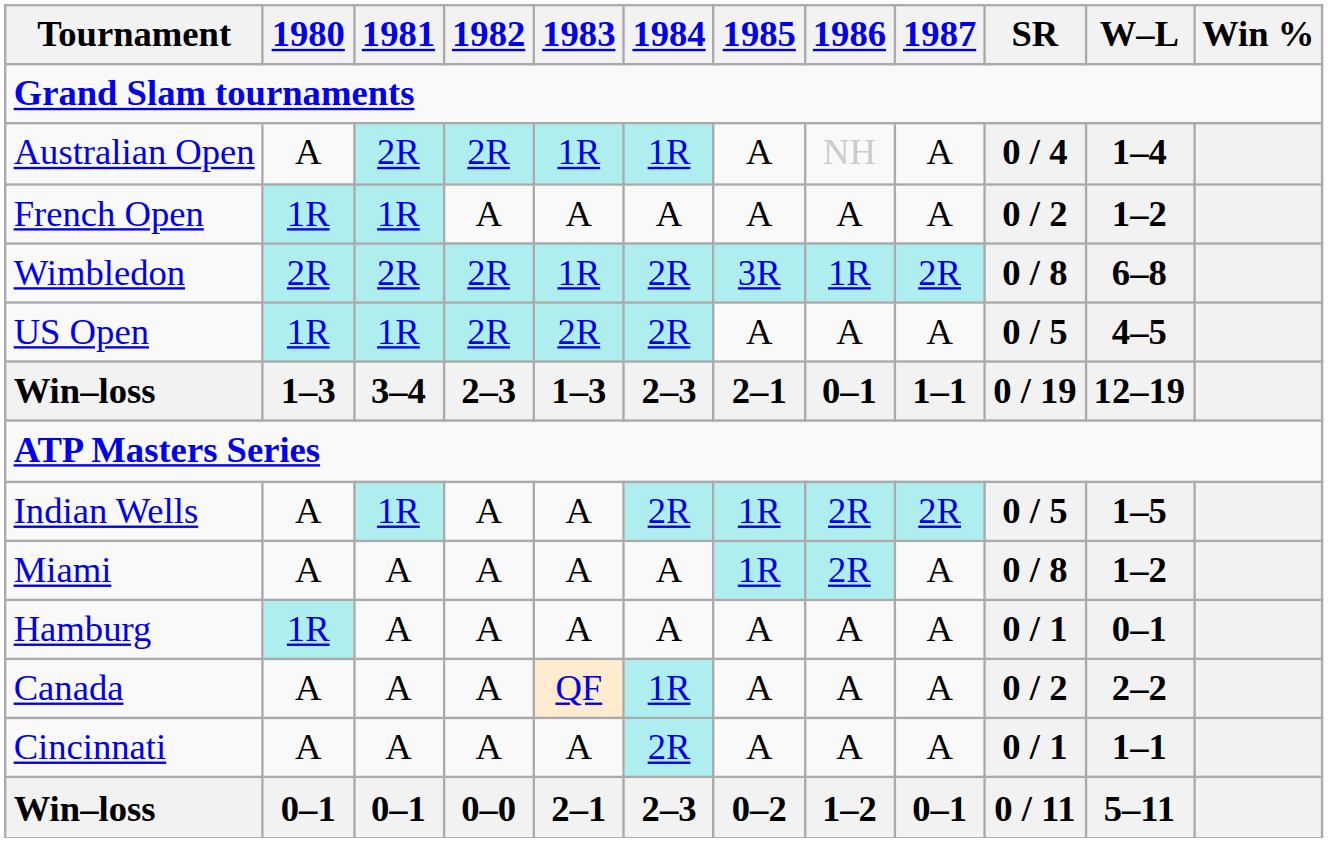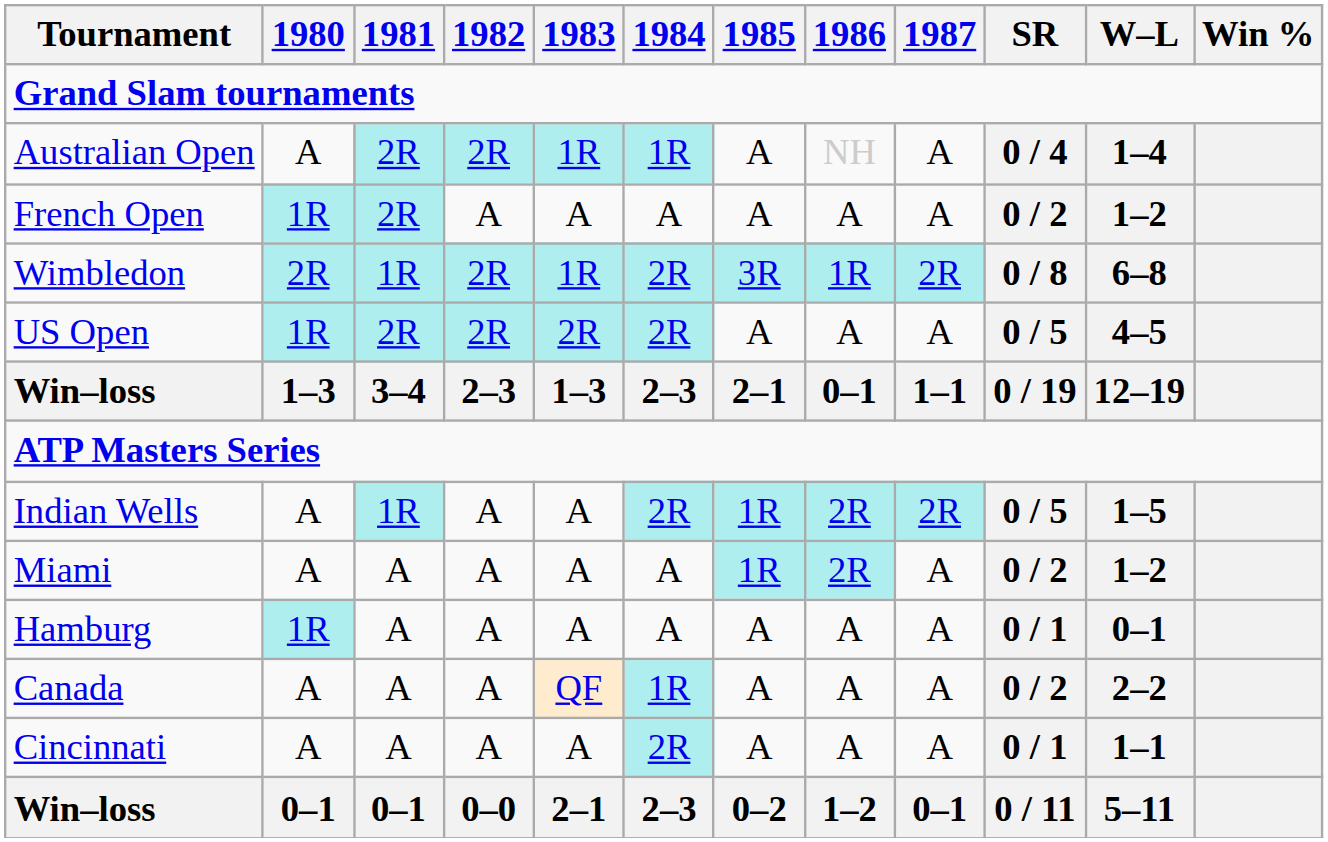(398, 212) 1R -> (398, 212) 2R
(398, 271) 2R -> (398, 271) 1R
(398, 330) 1R -> (398, 330) 2R
(1035, 568) 0 / 8 -> (1035, 568) 0 / 2
